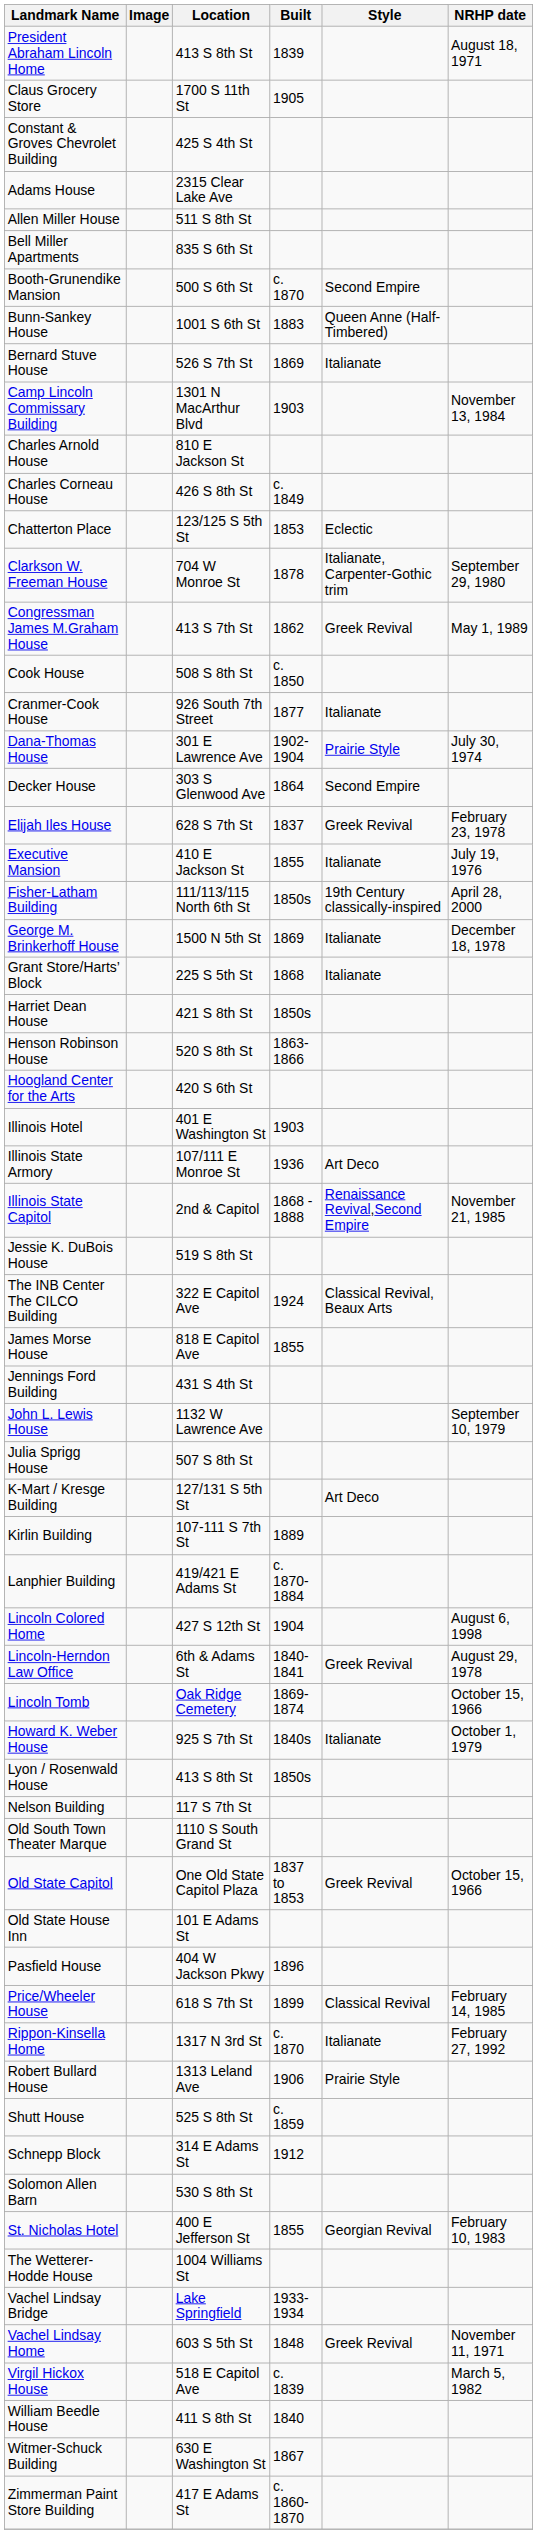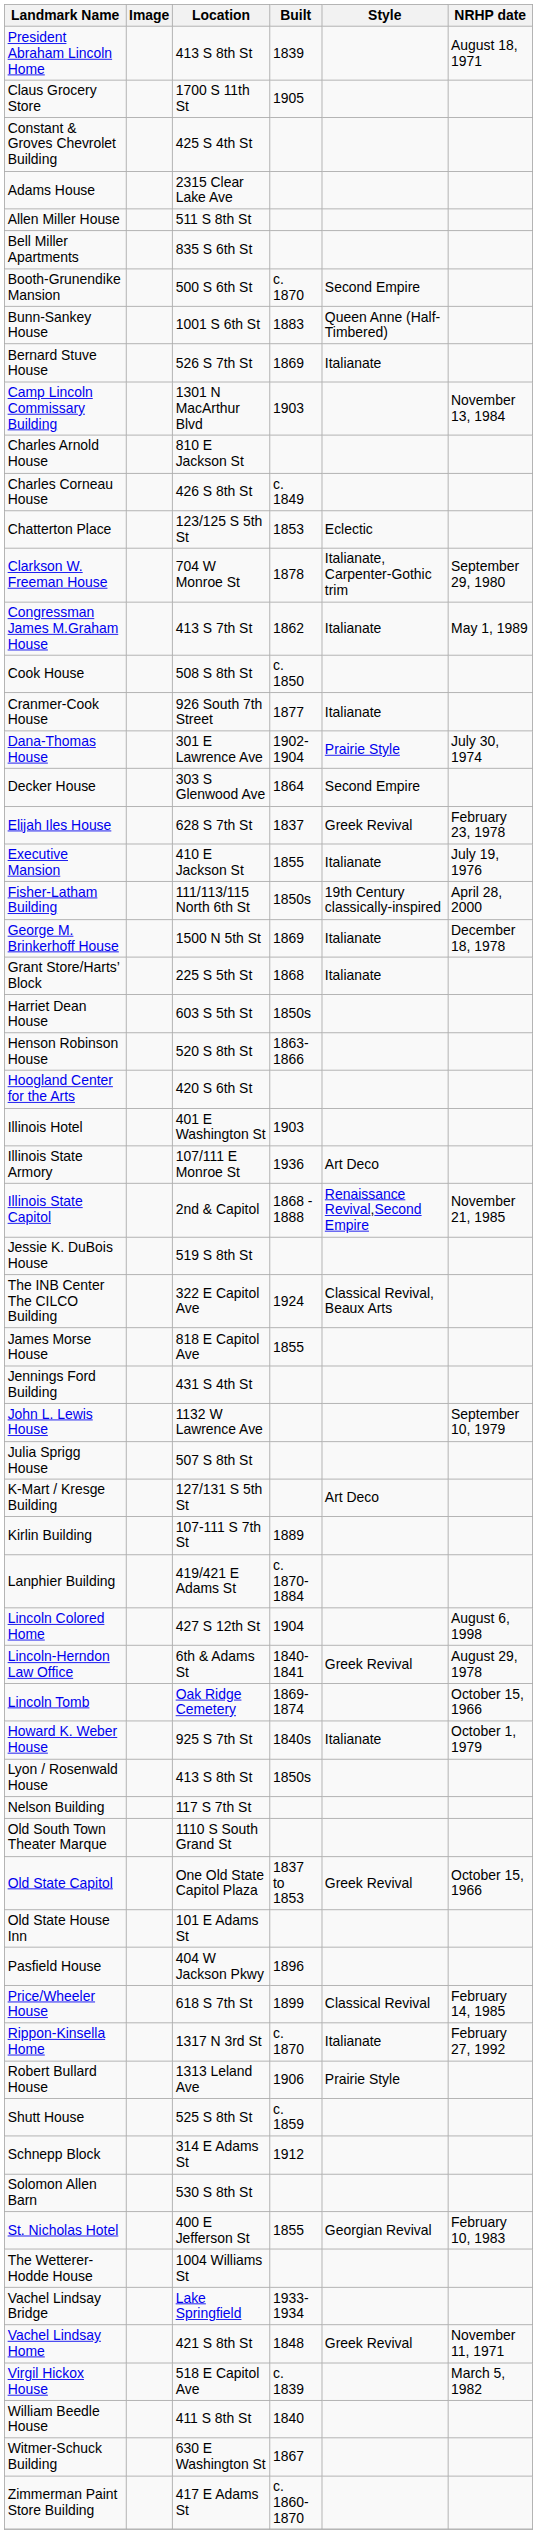(369, 628) Greek Revival -> (353, 628) Italianate
(214, 1013) 421 S 8th St -> (214, 1013) 603 S 5th St
(214, 2343) 603 S 5th St -> (214, 2343) 421 S 8th St
